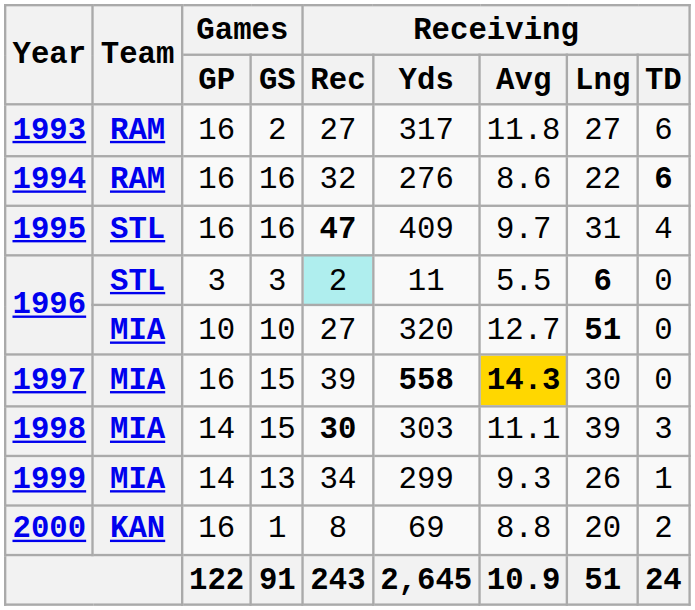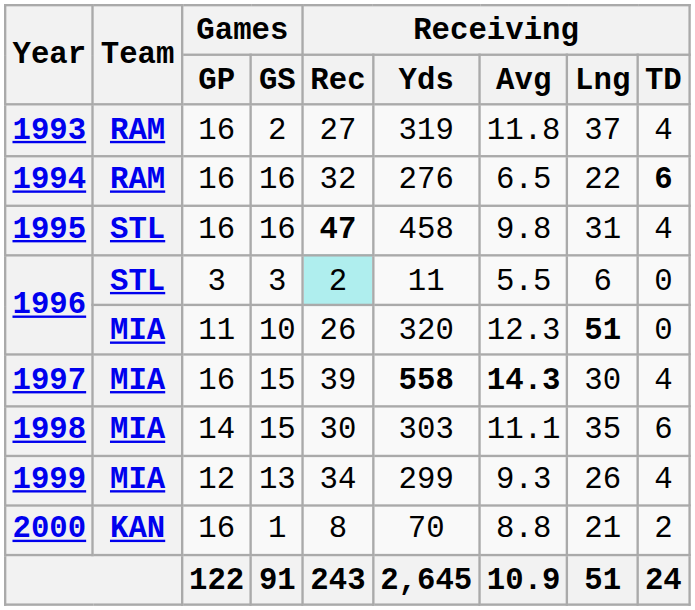(426, 130) 317 -> (426, 130) 319
(603, 130) 27 -> (603, 130) 37
(663, 130) 6 -> (663, 130) 4
(524, 180) 8.6 -> (524, 180) 6.5
(426, 230) 409 -> (426, 230) 458
(524, 230) 9.7 -> (524, 230) 9.8
(603, 280) bold -> (603, 280) normal
(217, 330) 10 -> (217, 330) 11
(338, 330) 27 -> (338, 330) 26
(524, 330) 12.7 -> (524, 330) 12.3
(524, 380) gold background -> (524, 380) no background
(663, 380) 0 -> (663, 380) 4
(338, 430) bold -> (338, 430) normal
(603, 430) 39 -> (603, 430) 35
(663, 430) 3 -> (663, 430) 6
(217, 480) 14 -> (217, 480) 12
(663, 480) 1 -> (663, 480) 4
(426, 530) 69 -> (426, 530) 70
(603, 530) 20 -> (603, 530) 21
